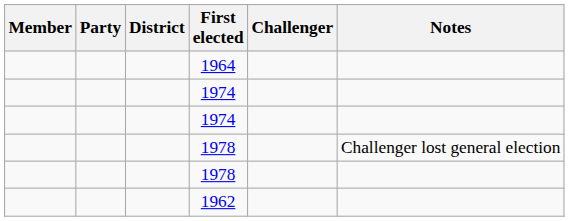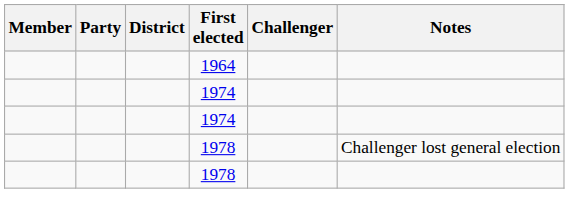- row: (40, 202)
